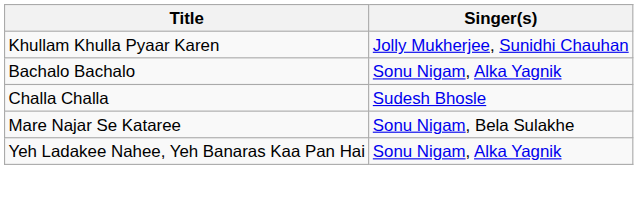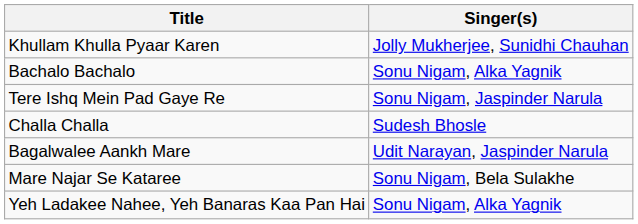+ row: (117, 98)
+ row: (99, 152)
